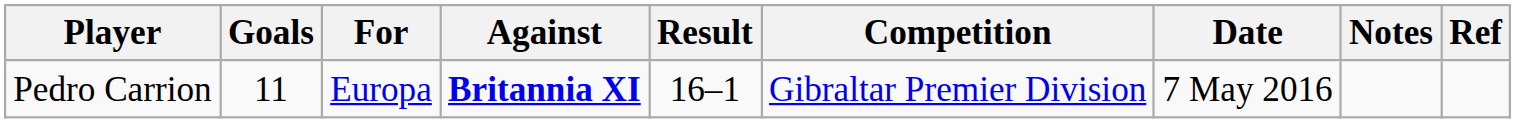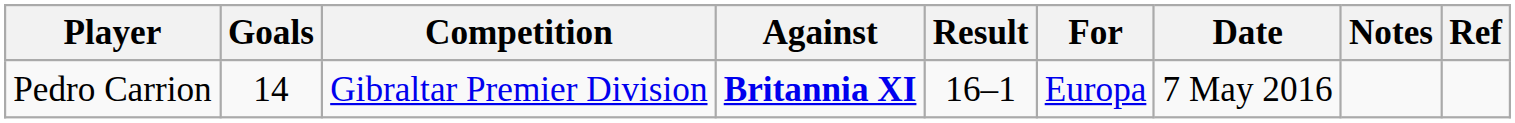columns swapped: (381, 32) <-> (958, 32)
(271, 88) 11 -> (271, 88) 14
